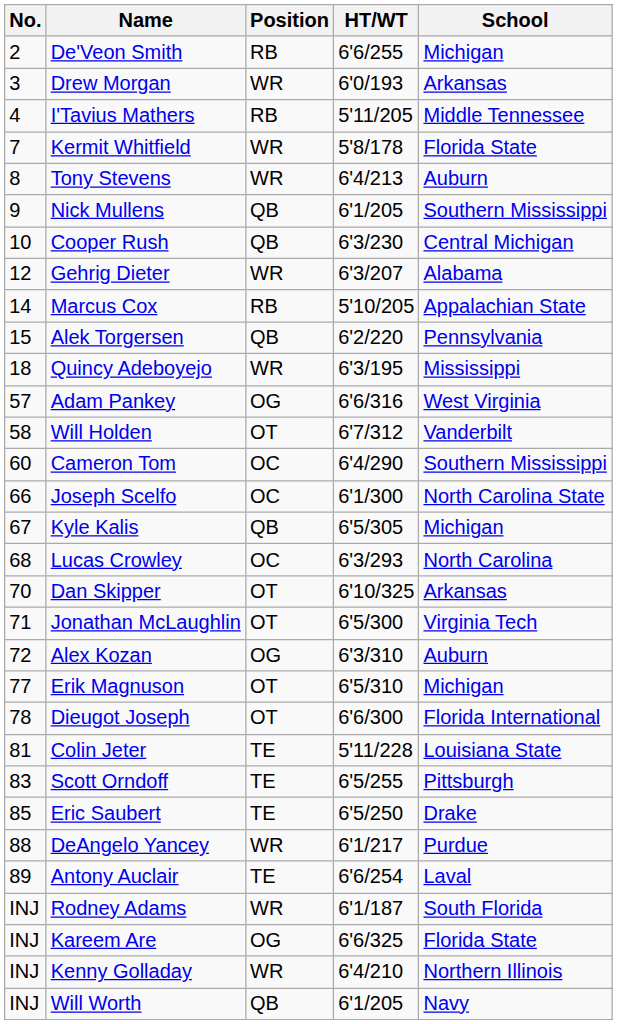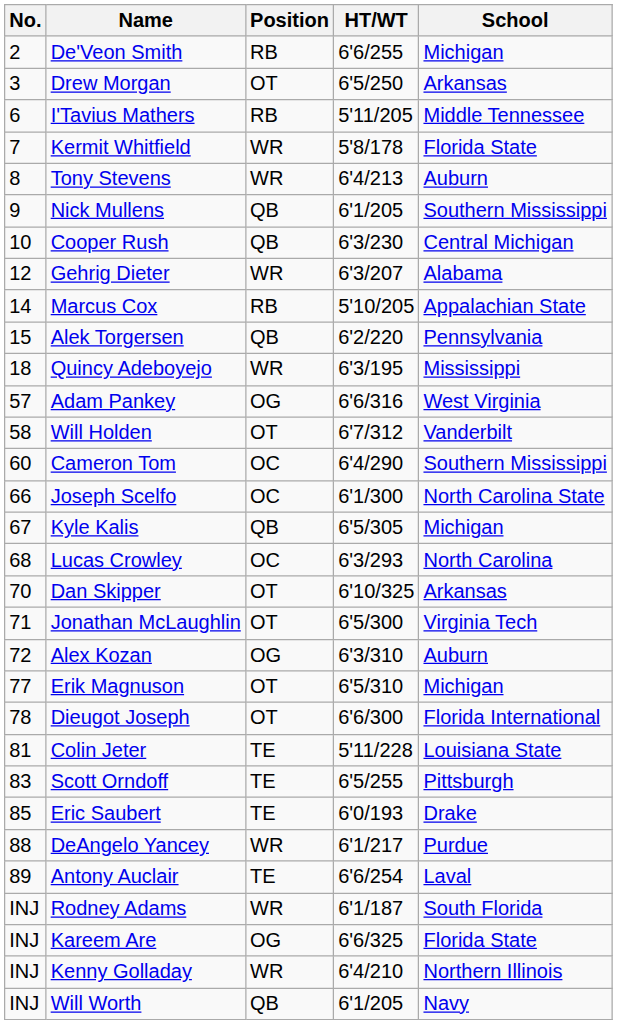(267, 83) WR -> (264, 83) OT
(371, 83) 6'0/193 -> (371, 83) 6'5/250
(15, 115) 4 -> (15, 115) 6
(371, 813) 6'5/250 -> (371, 813) 6'0/193
